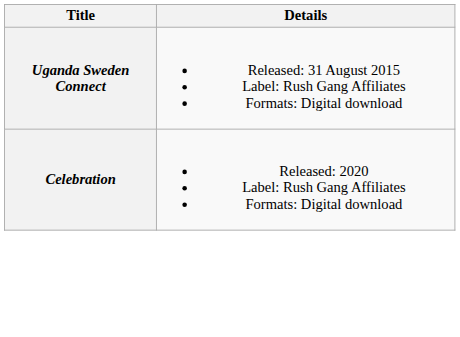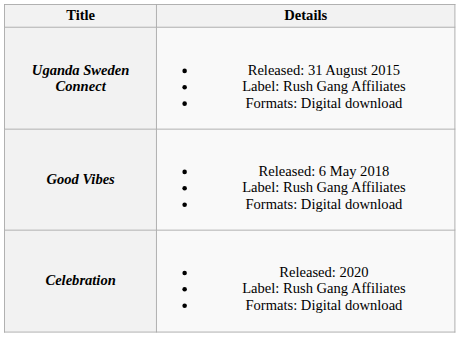+ row: (81, 179)
